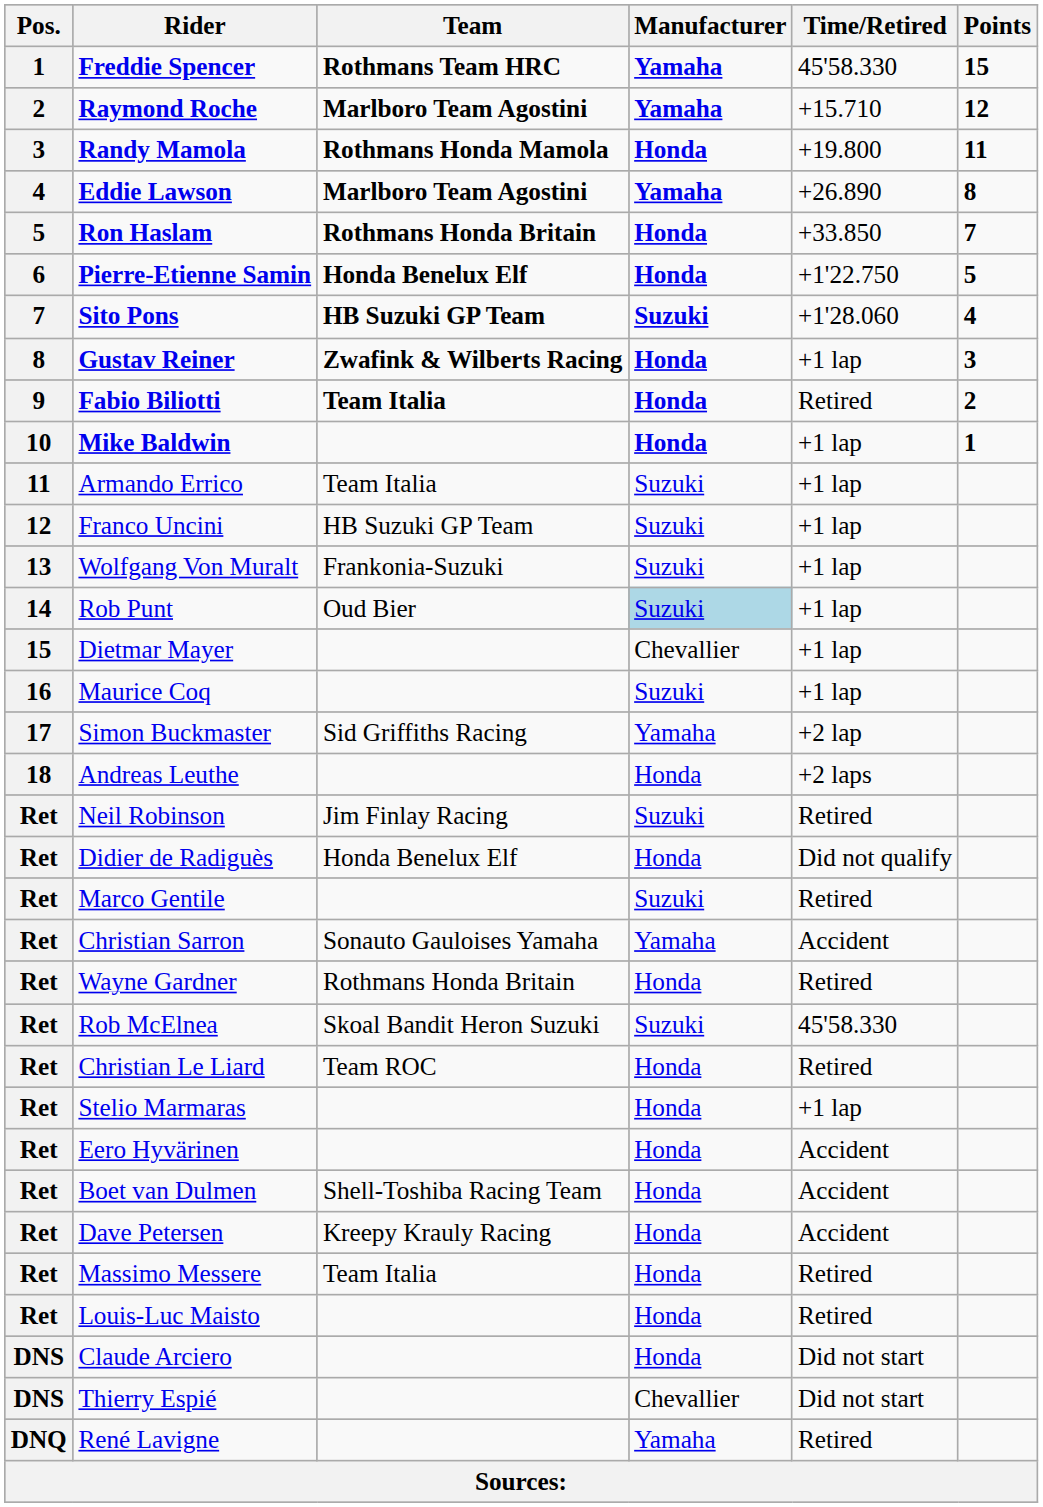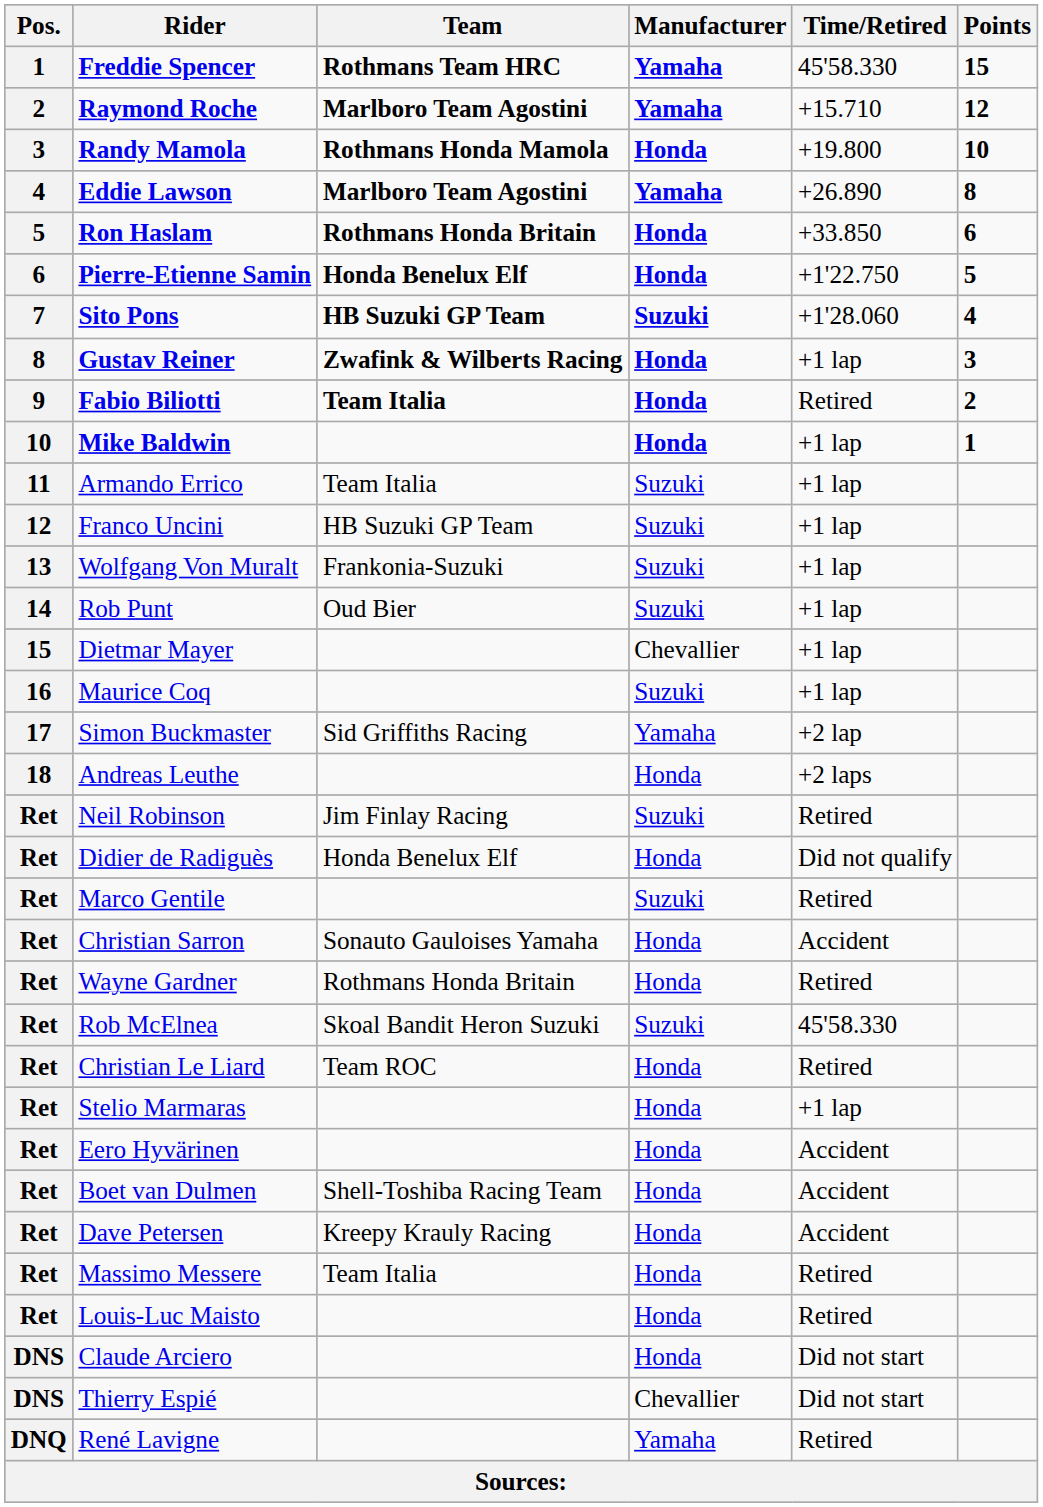(976, 150) 11 -> (976, 150) 10
(970, 233) 7 -> (970, 233) 6
(669, 607) lightblue background -> (669, 607) no background
(675, 940) Yamaha -> (668, 940) Honda
